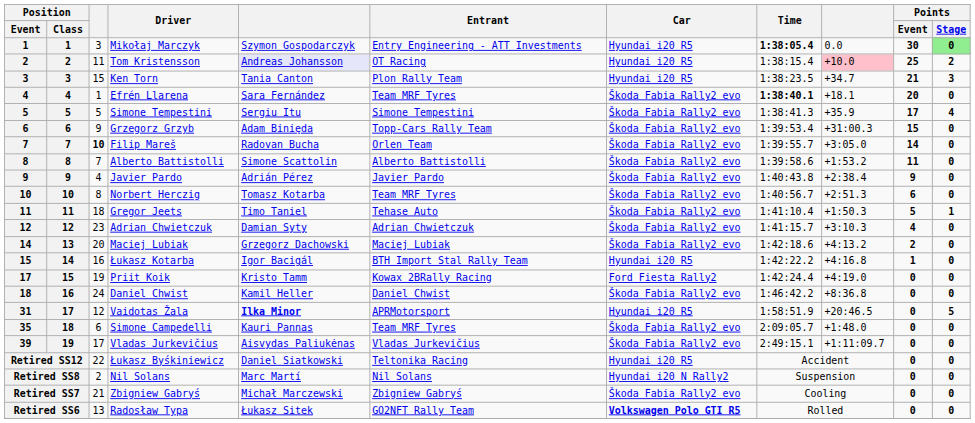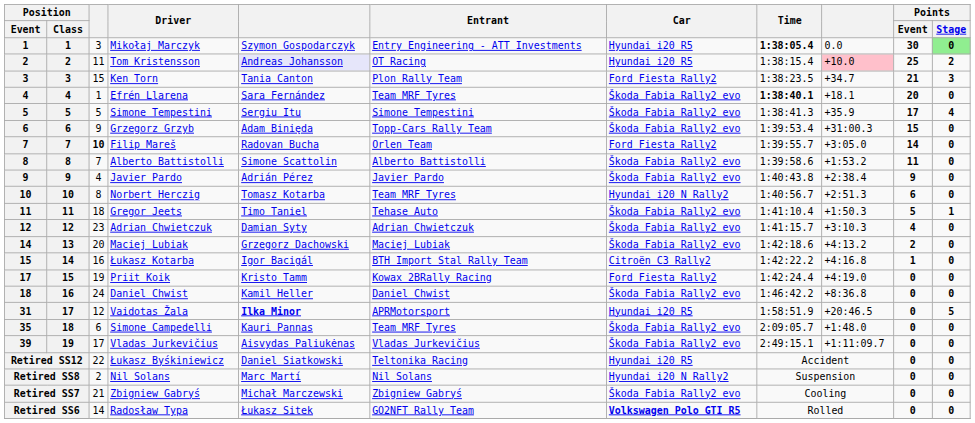(651, 79) Hyundai i20 R5 -> (663, 79) Ford Fiesta Rally2
(675, 145) Škoda Fabia Rally2 evo -> (663, 145) Ford Fiesta Rally2
(675, 195) Škoda Fabia Rally2 evo -> (669, 195) Hyundai i20 N Rally2
(651, 261) Hyundai i20 R5 -> (660, 261) Citroën C3 Rally2
(98, 410) 13 -> (98, 410) 14
